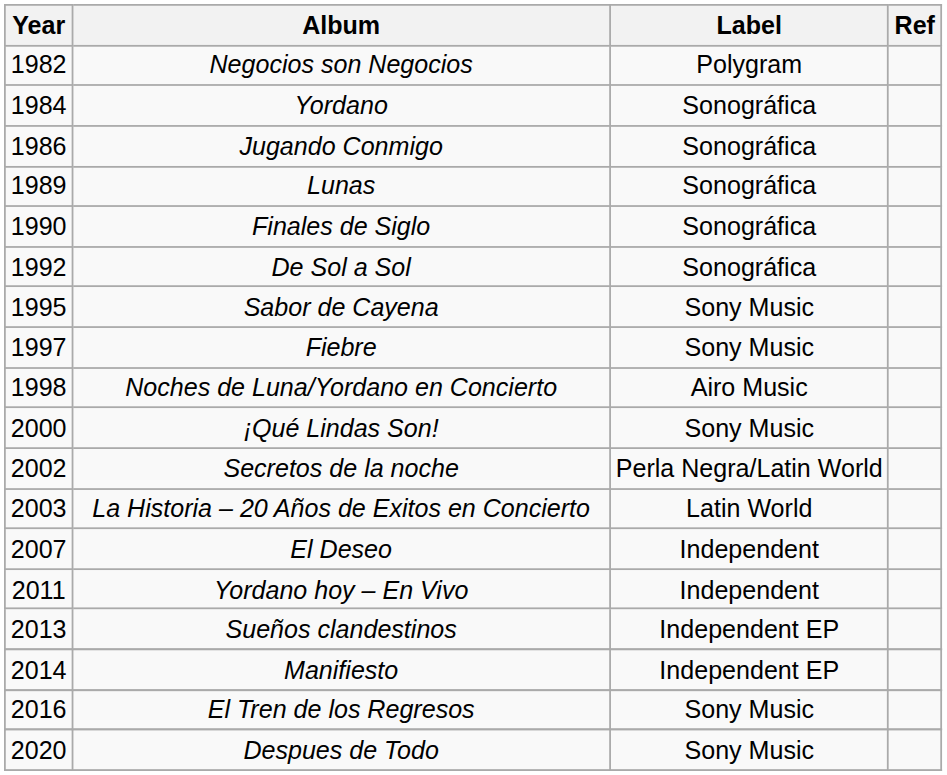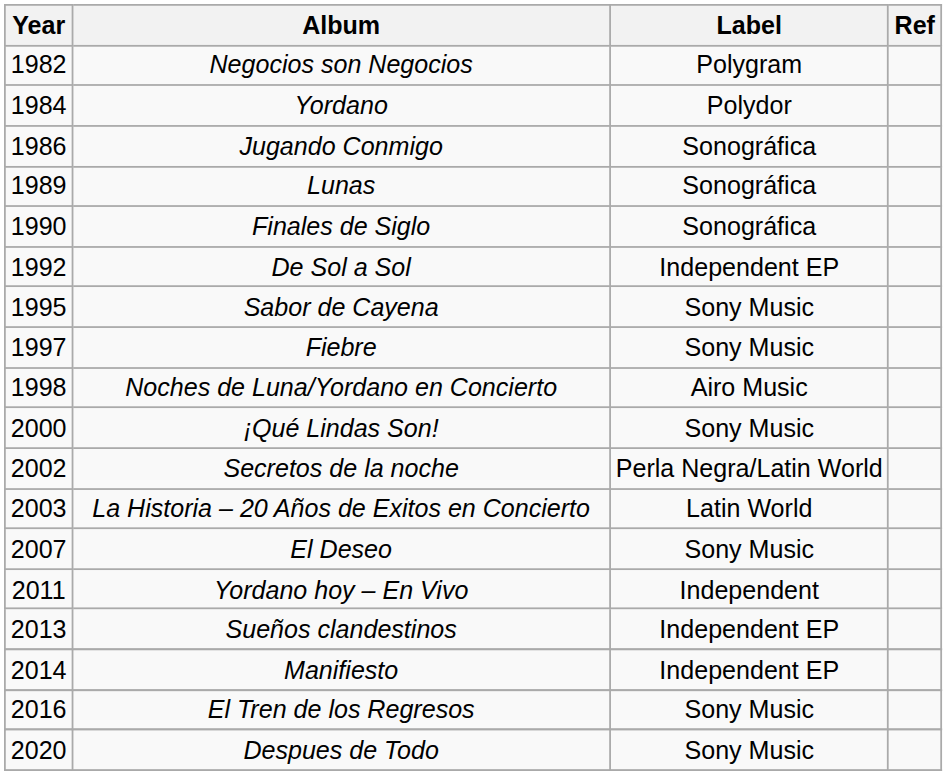(749, 106) Sonográfica -> (749, 106) Polydor
(749, 267) Sonográfica -> (749, 267) Independent EP
(749, 549) Independent -> (749, 549) Sony Music
